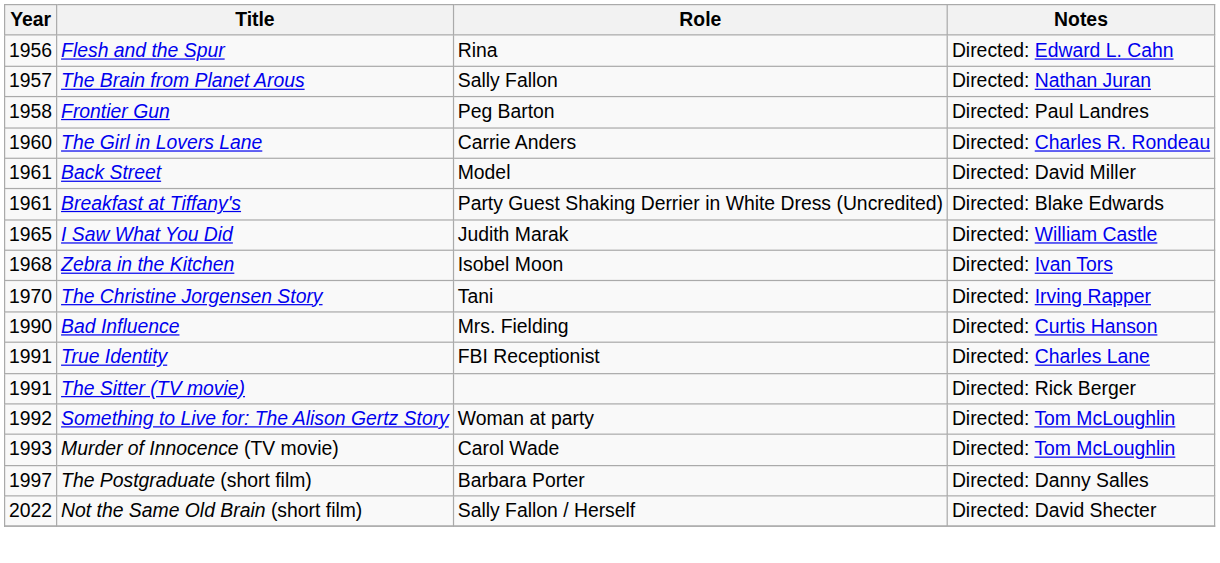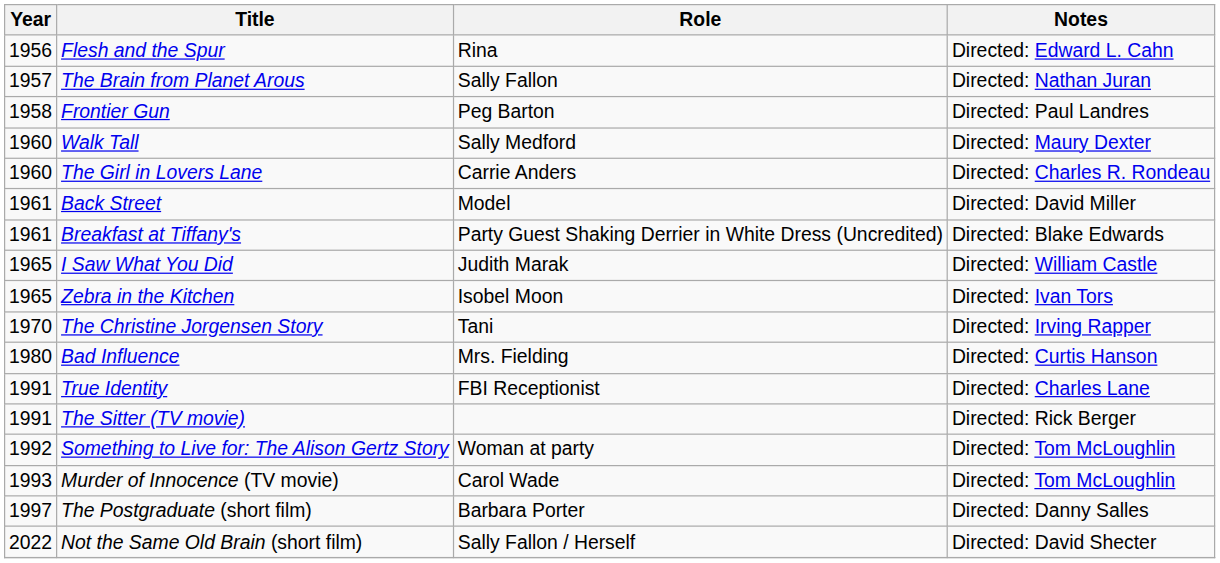+ row: (100, 142)
(31, 265) 1968 -> (31, 296) 1965
(31, 326) 1990 -> (31, 357) 1980
